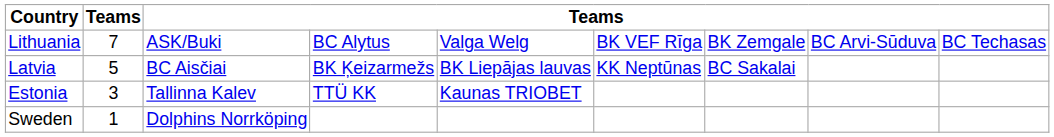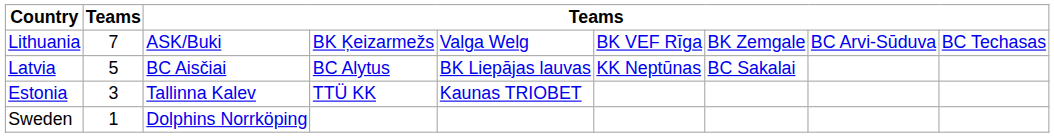(351, 42) BC Alytus -> (374, 42) BK Ķeizarmežs
(374, 68) BK Ķeizarmežs -> (351, 68) BC Alytus
